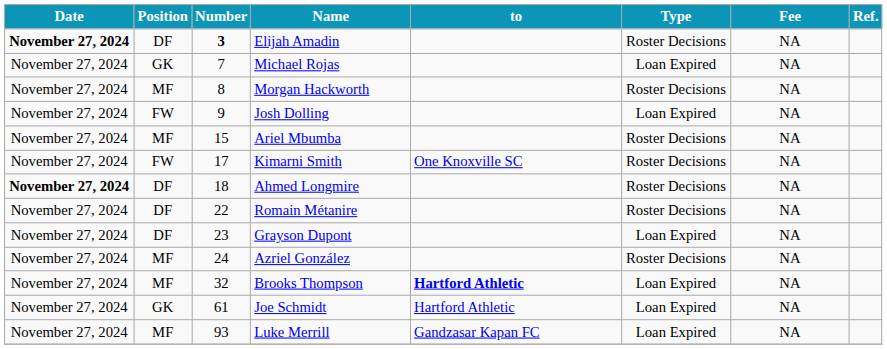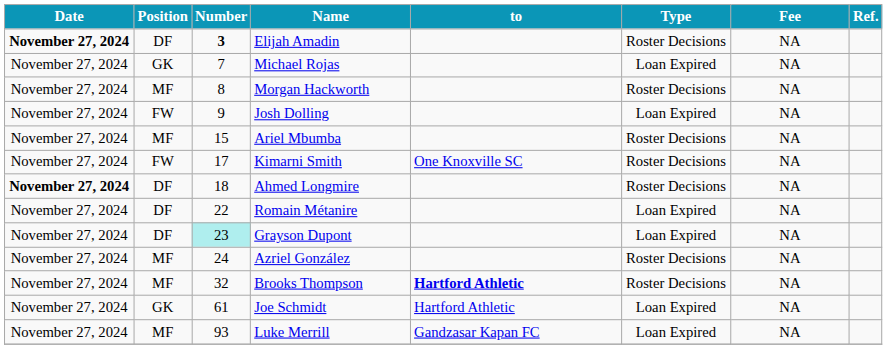(676, 210) Roster Decisions -> (676, 210) Loan Expired
(221, 235) no background -> (221, 235) paleturquoise background
(676, 283) Loan Expired -> (676, 283) Roster Decisions
